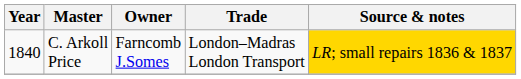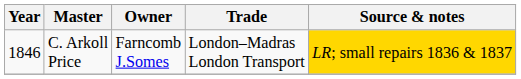(24, 52) 1840 -> (24, 52) 1846
